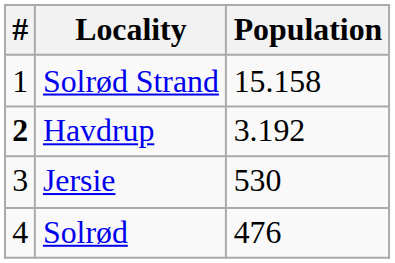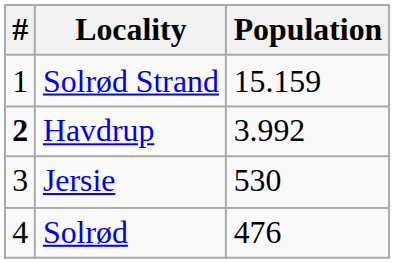(277, 80) 15.158 -> (277, 80) 15.159
(269, 130) 3.192 -> (269, 130) 3.992
